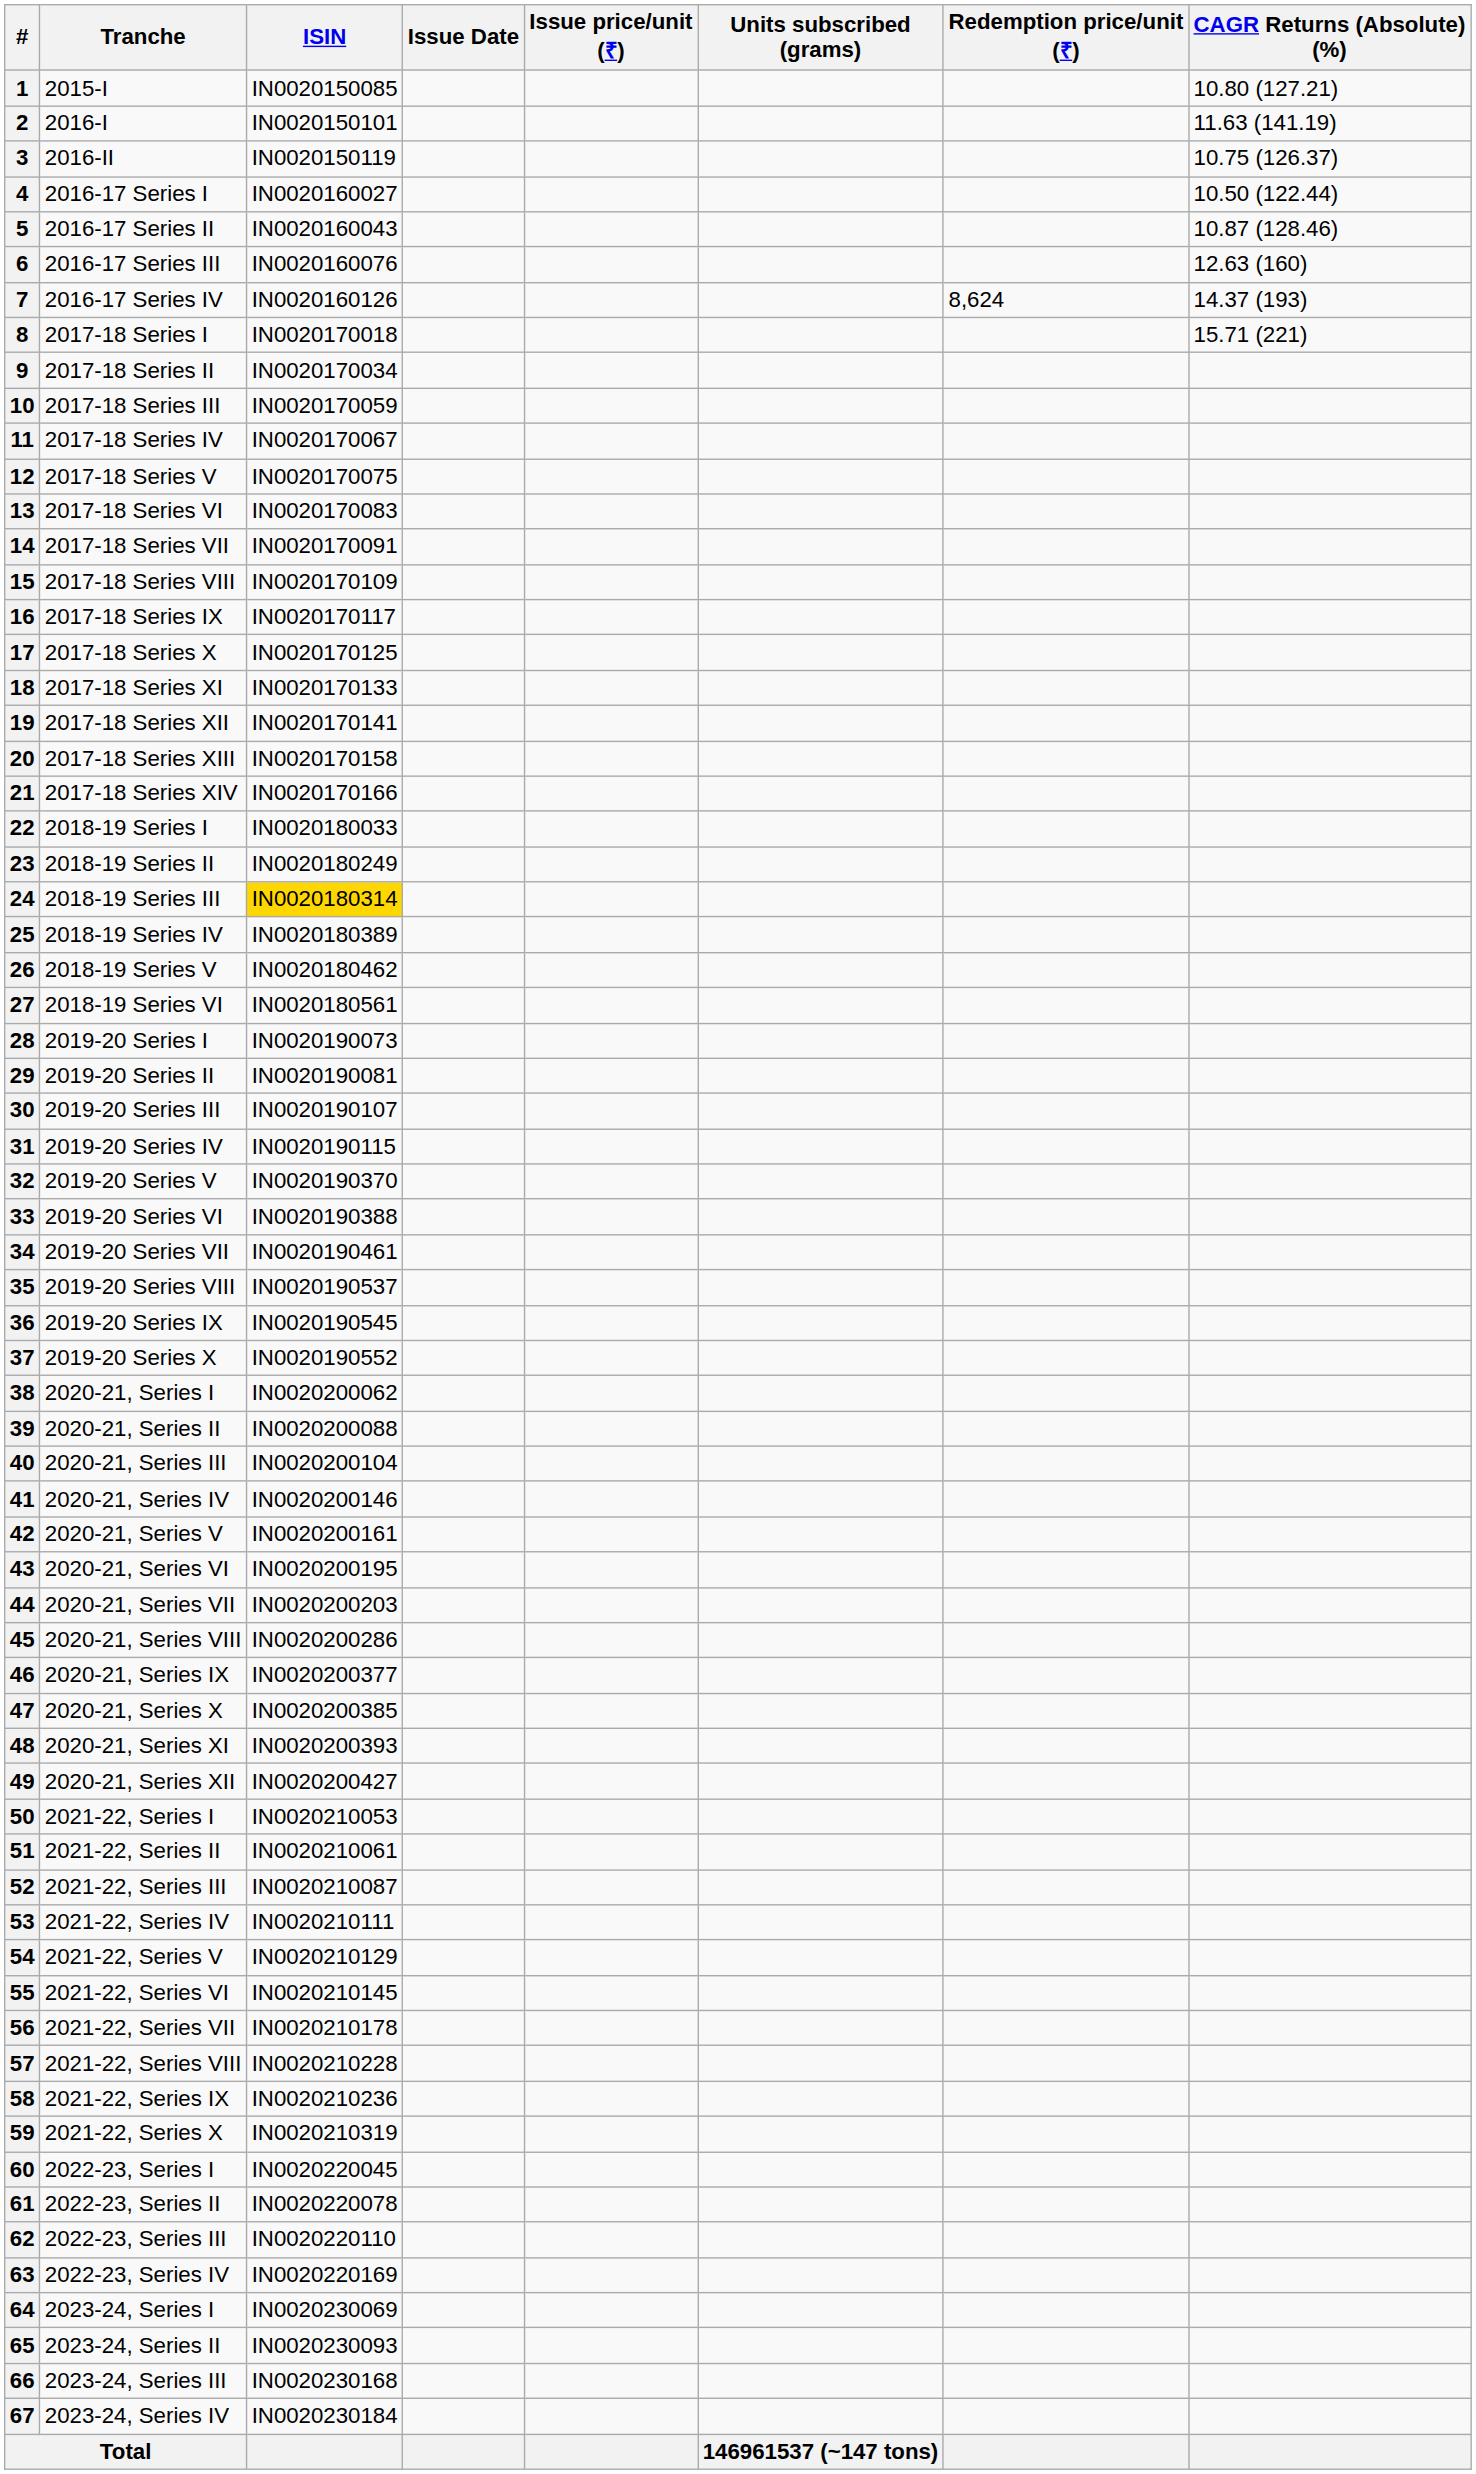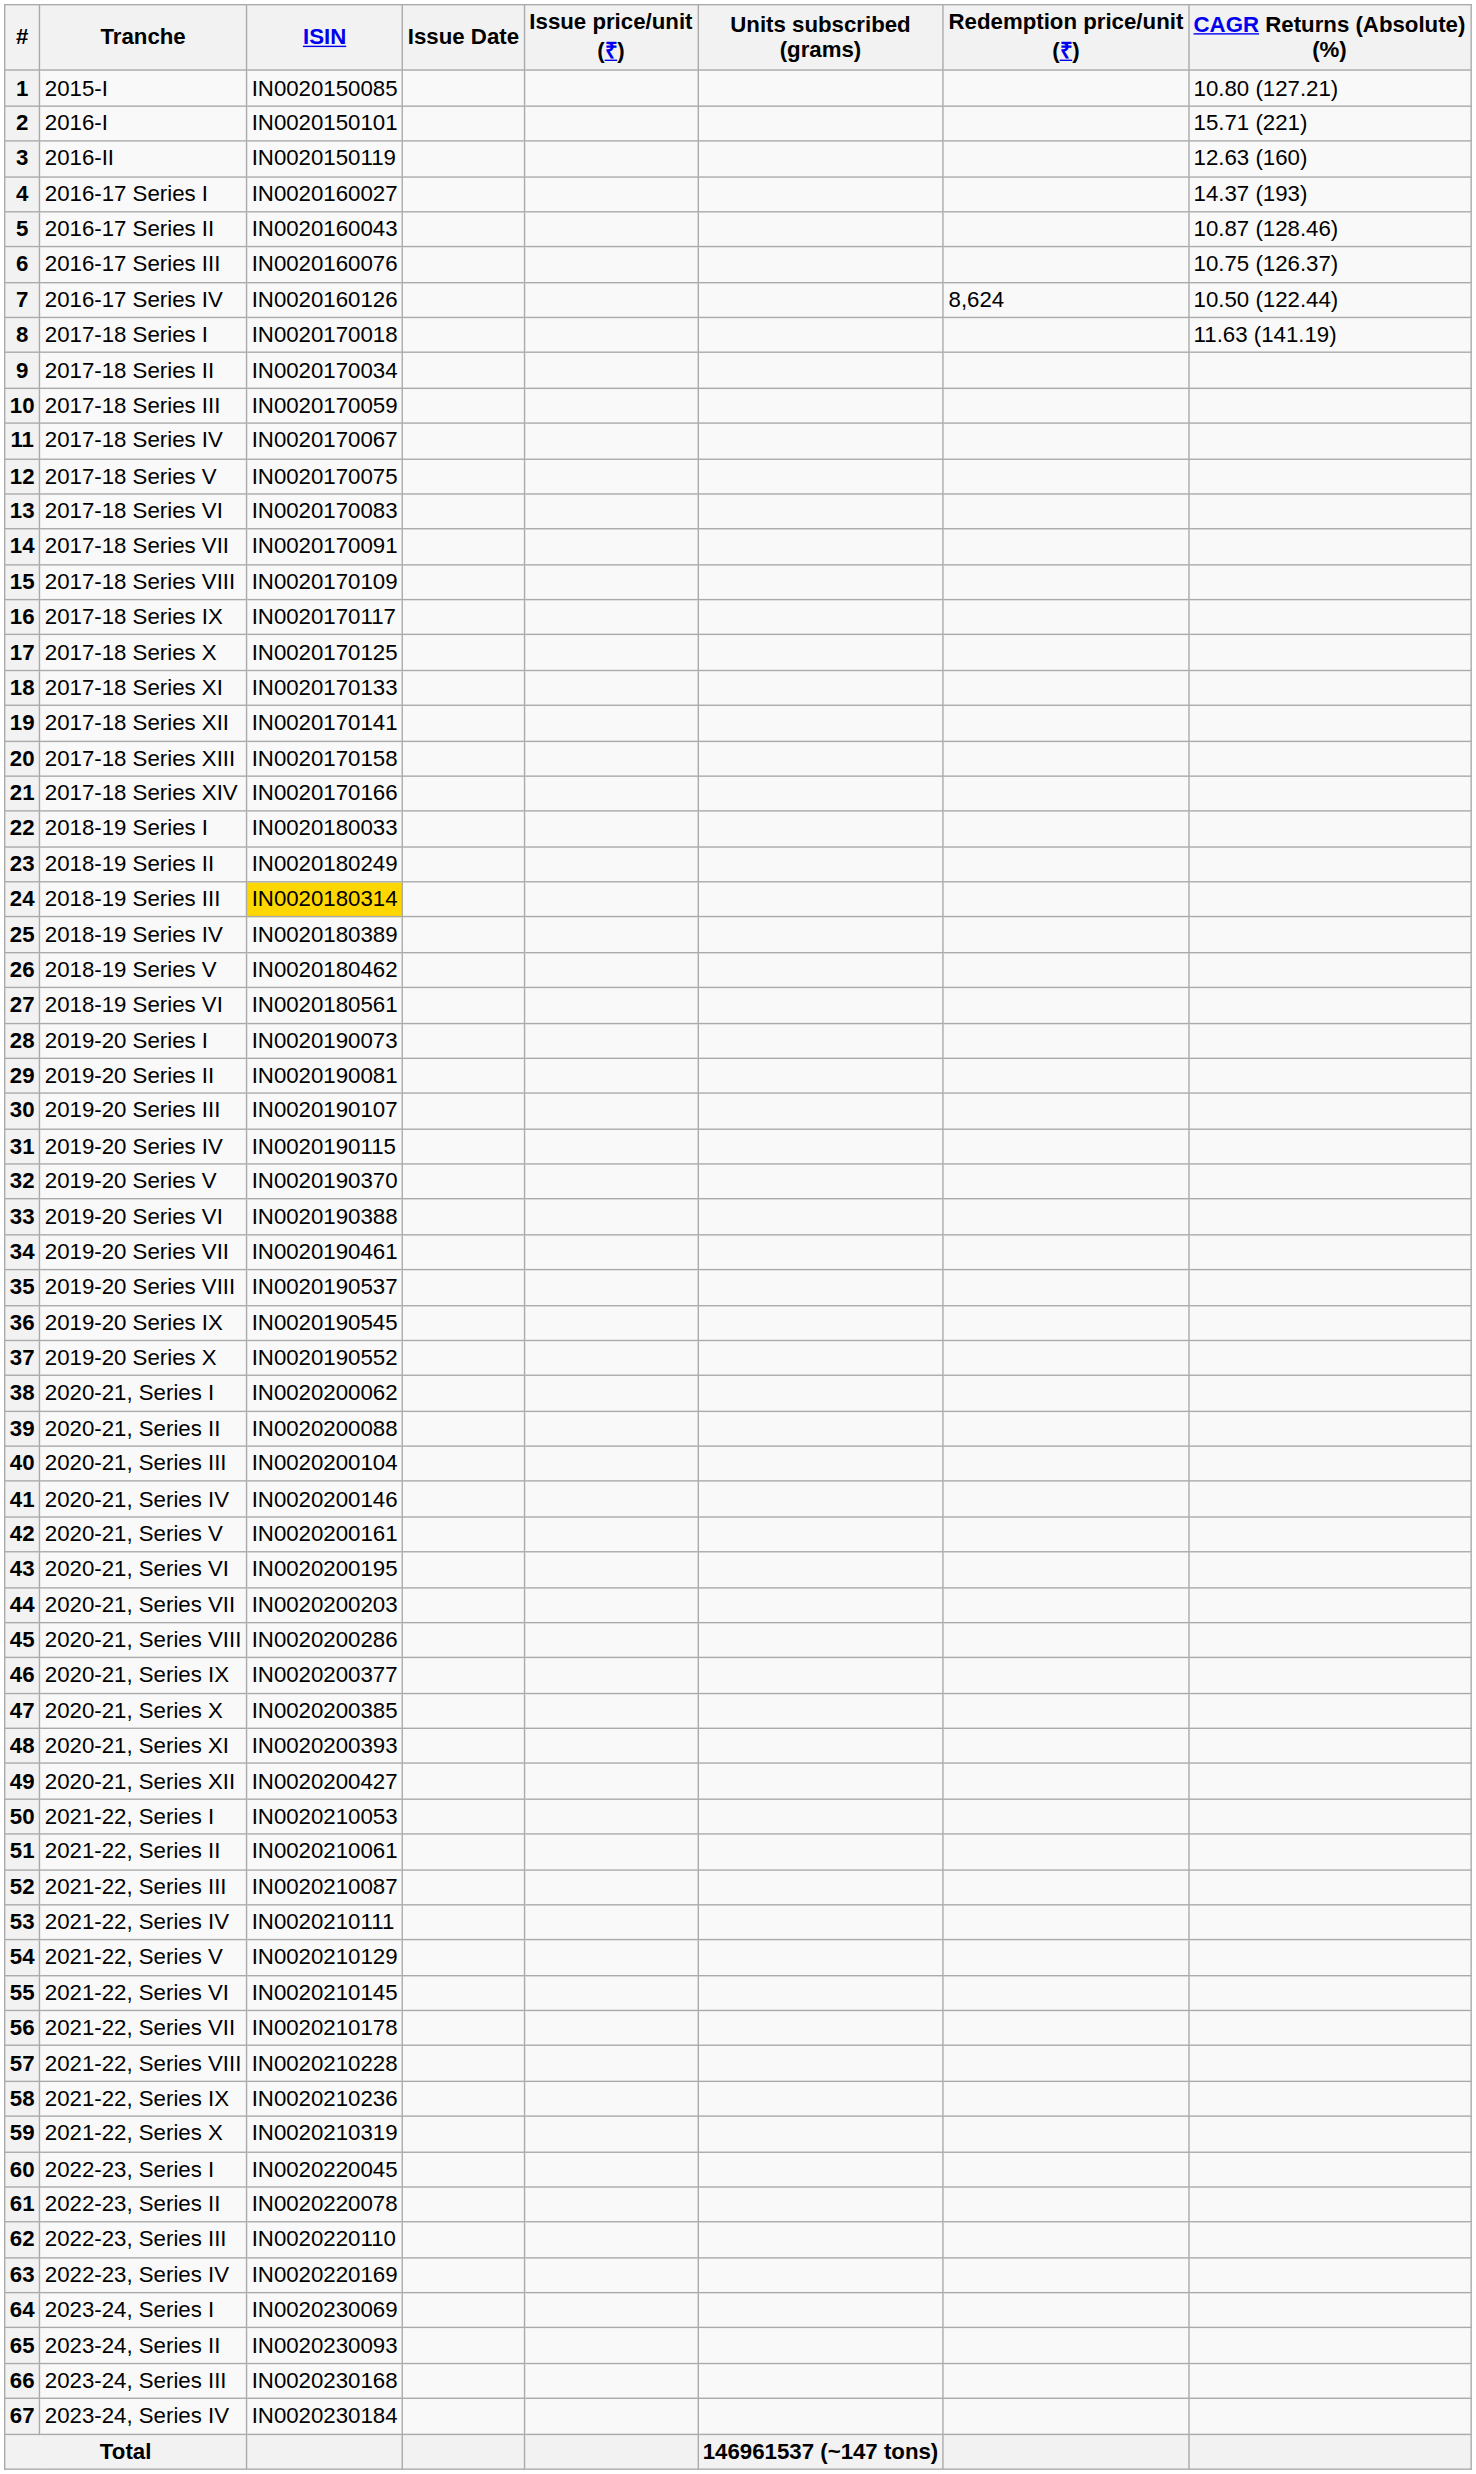(1265, 123) 11.63 (141.19) -> (1250, 123) 15.71 (221)
(1266, 158) 10.75 (126.37) -> (1250, 158) 12.63 (160)
(1266, 193) 10.50 (122.44) -> (1250, 193) 14.37 (193)
(1250, 264) 12.63 (160) -> (1266, 264) 10.75 (126.37)
(1250, 299) 14.37 (193) -> (1266, 299) 10.50 (122.44)
(1250, 334) 15.71 (221) -> (1265, 334) 11.63 (141.19)
